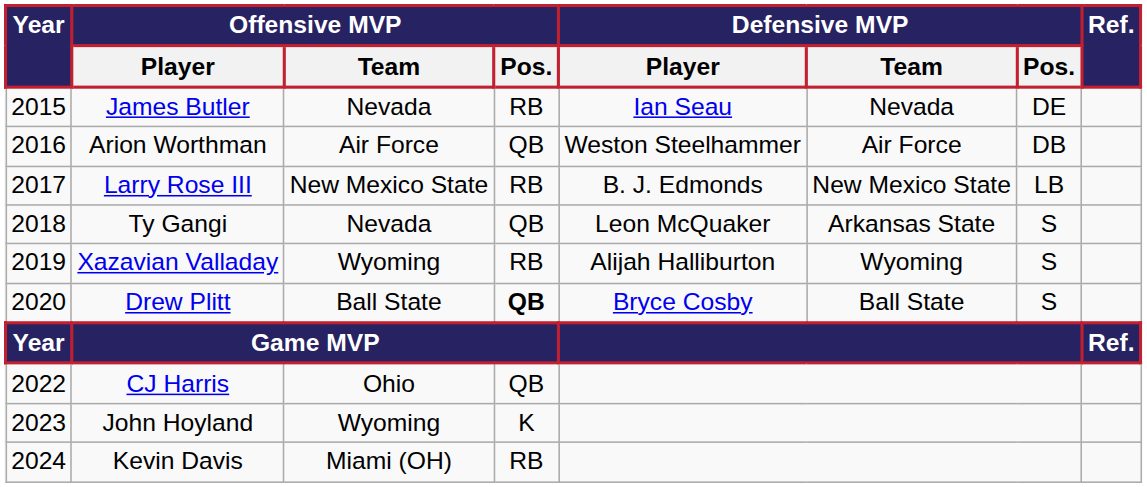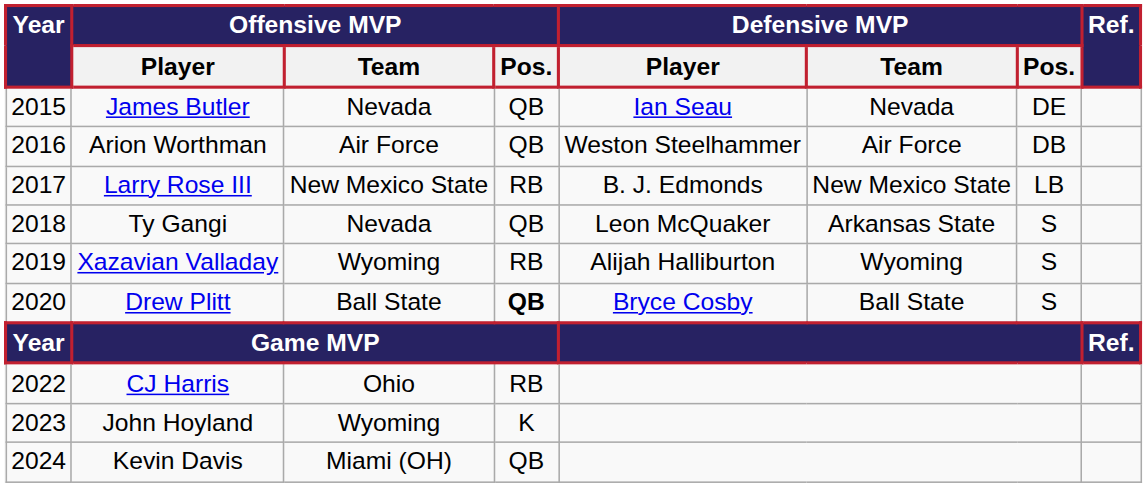(526, 106) RB -> (526, 106) QB
(526, 383) QB -> (526, 383) RB
(526, 461) RB -> (526, 461) QB
